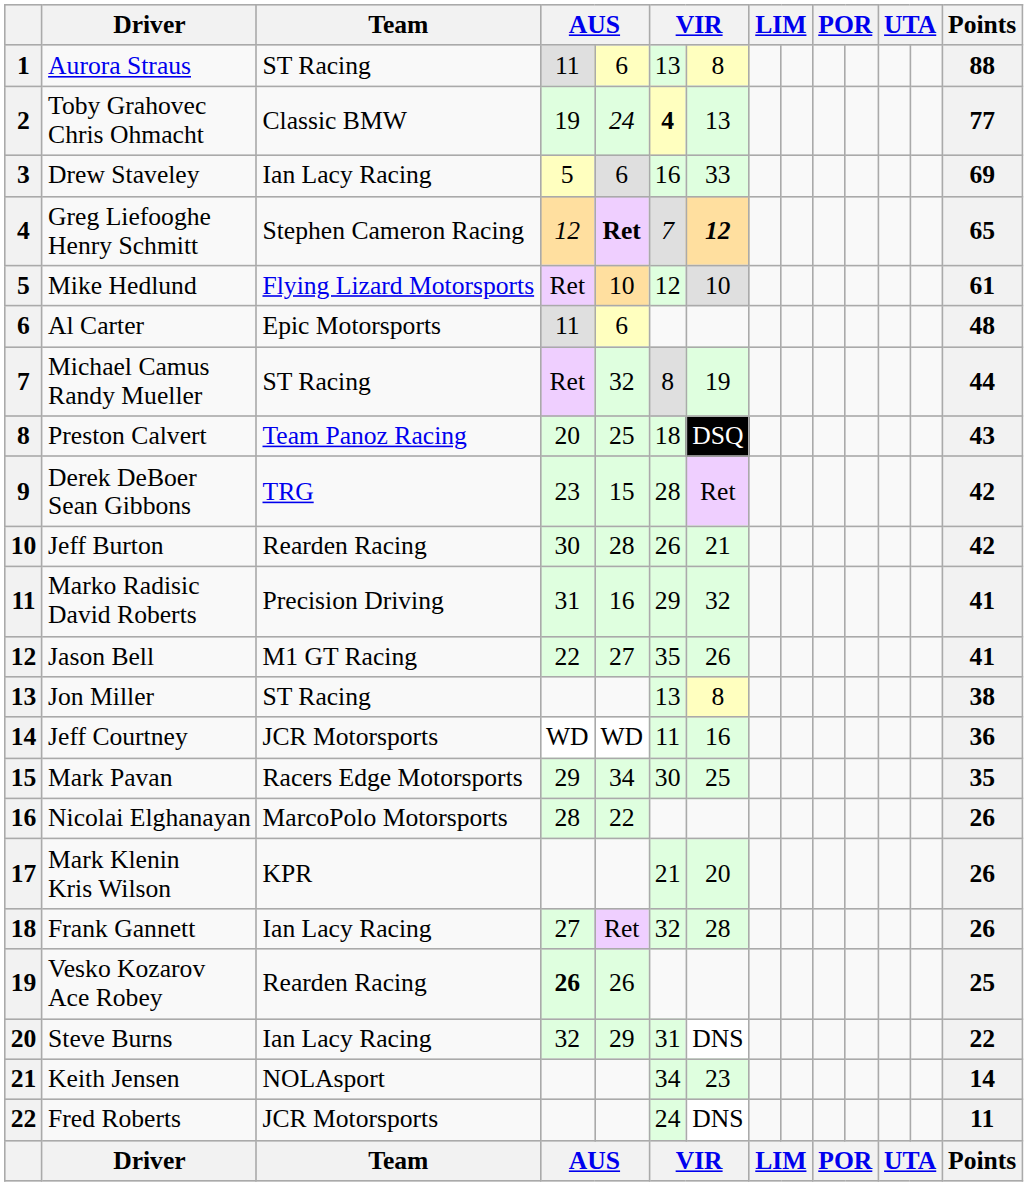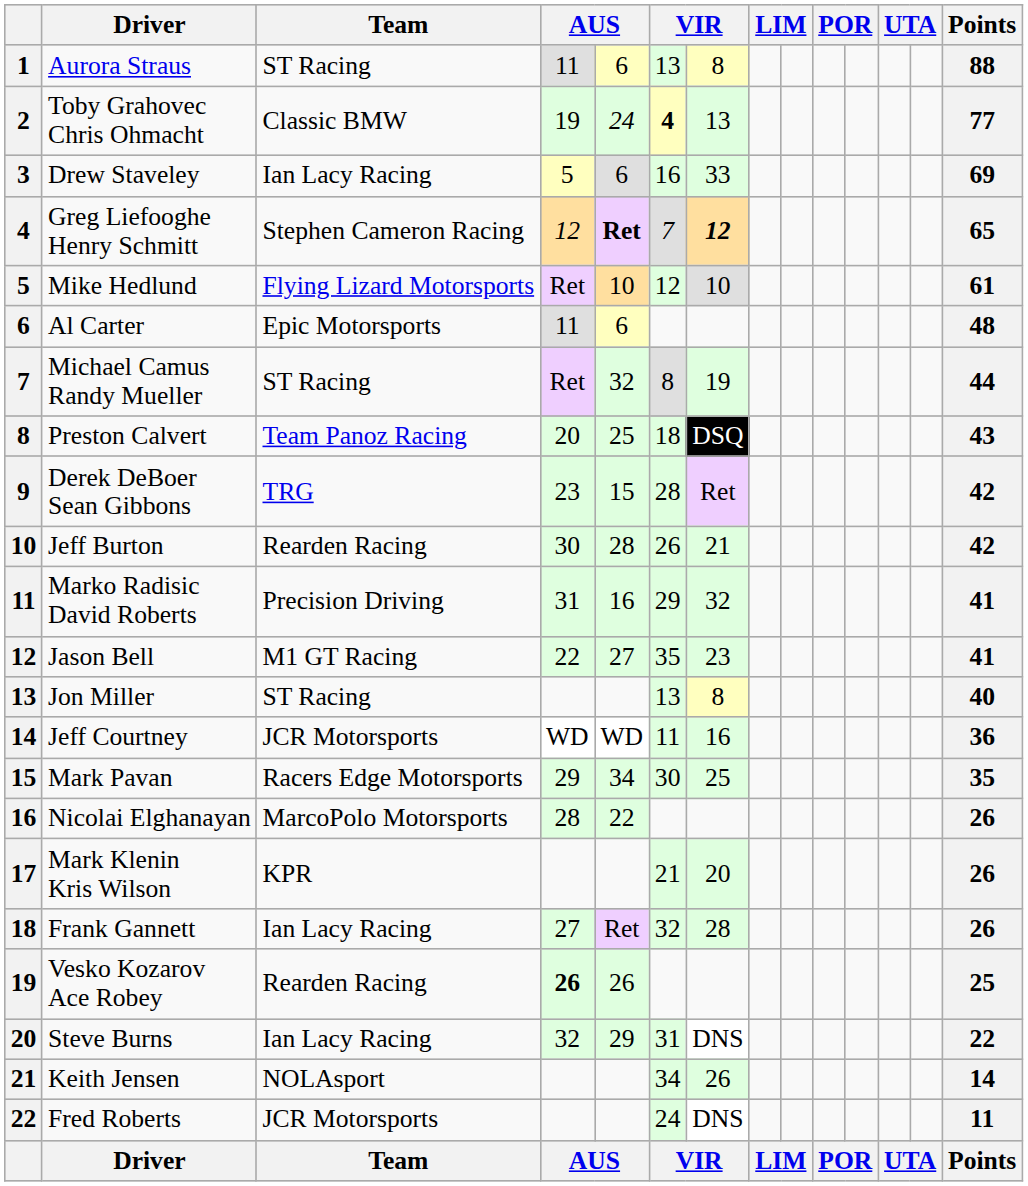(718, 656) 26 -> (718, 656) 23
(982, 696) 38 -> (982, 696) 40
(718, 1078) 23 -> (718, 1078) 26
